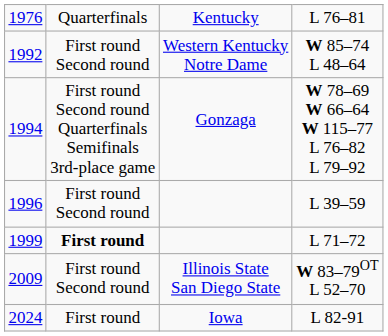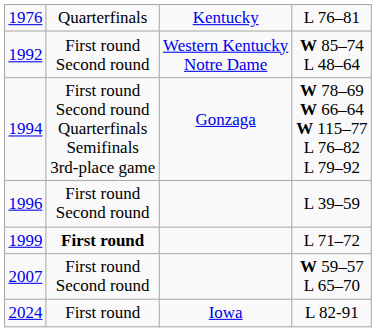+ row: (332, 276)
- row: (337, 278)
